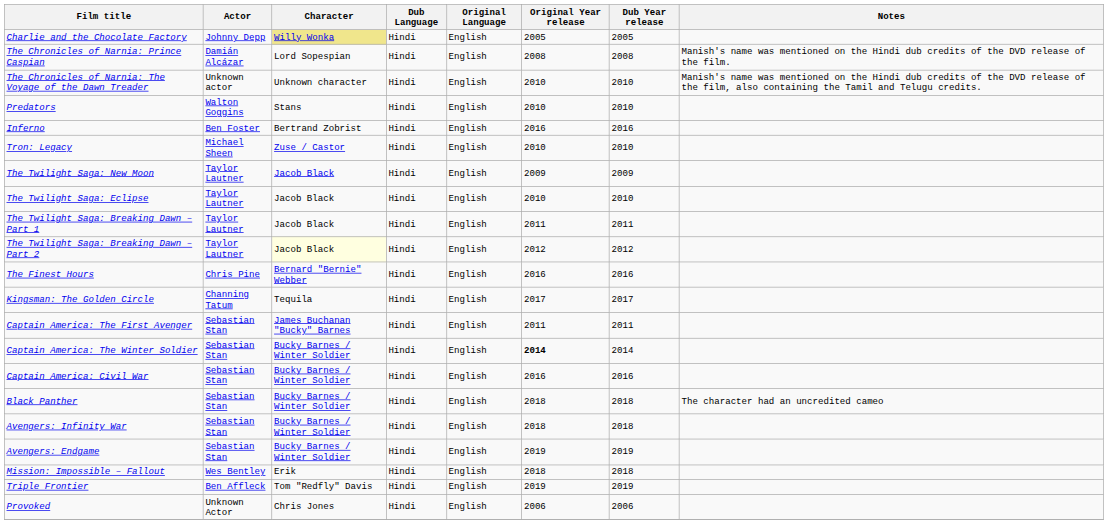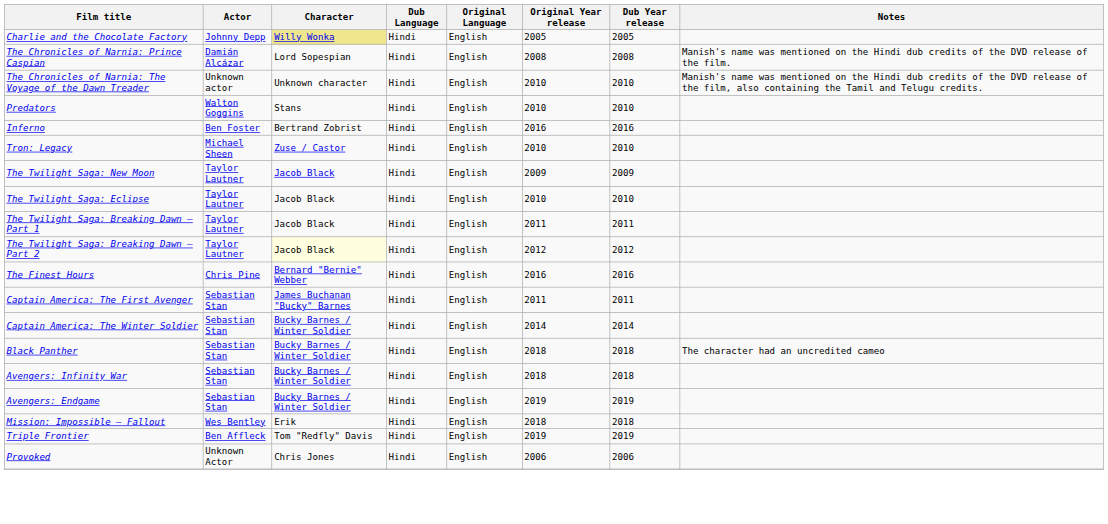- row: (80, 300)
(535, 351) bold -> (535, 325) normal
- row: (78, 376)
